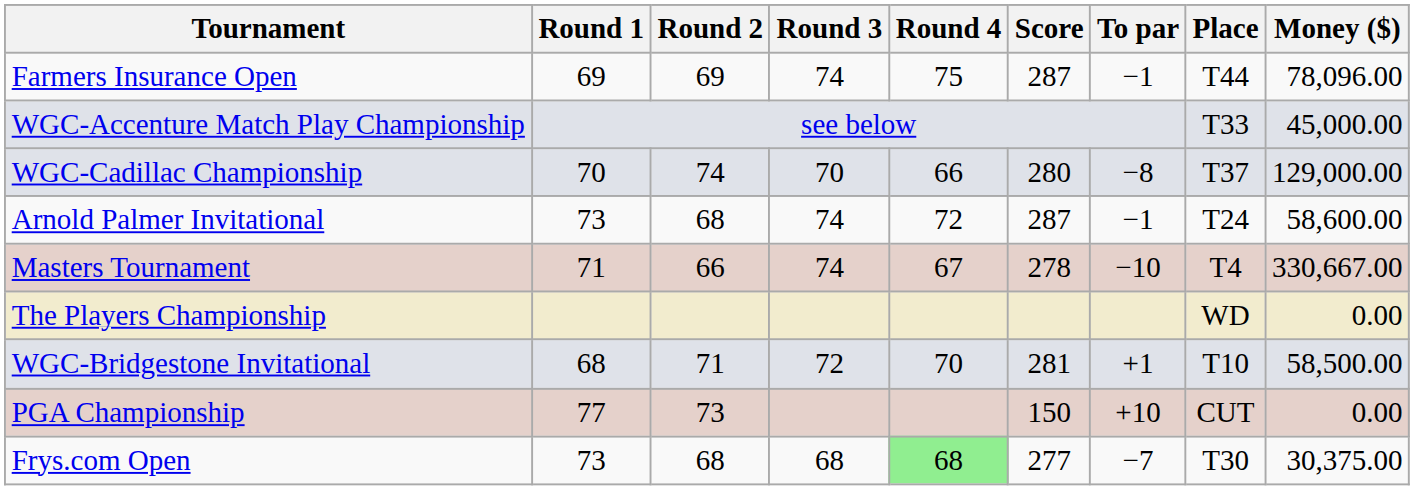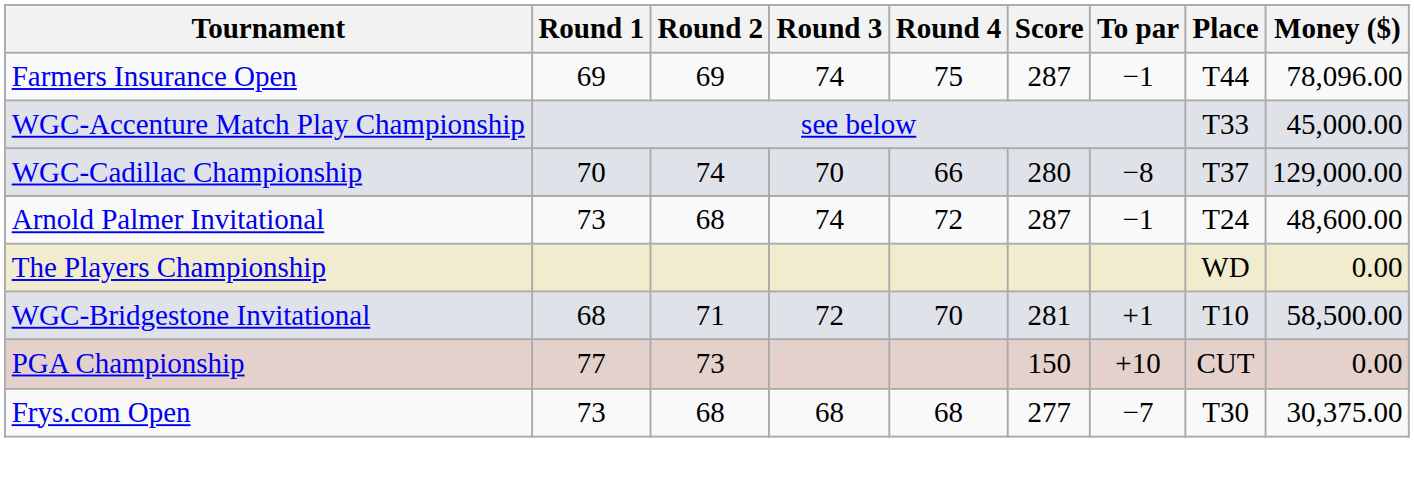(1345, 220) 58,600.00 -> (1345, 220) 48,600.00
- row: (131, 267)
(948, 459) lightgreen background -> (948, 411) no background
